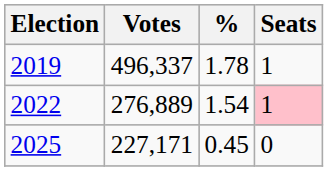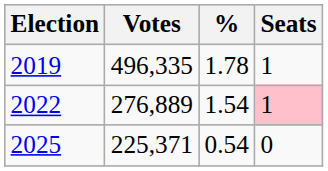(152, 64) 496,337 -> (152, 64) 496,335
(152, 144) 227,171 -> (152, 144) 225,371
(227, 144) 0.45 -> (227, 144) 0.54
